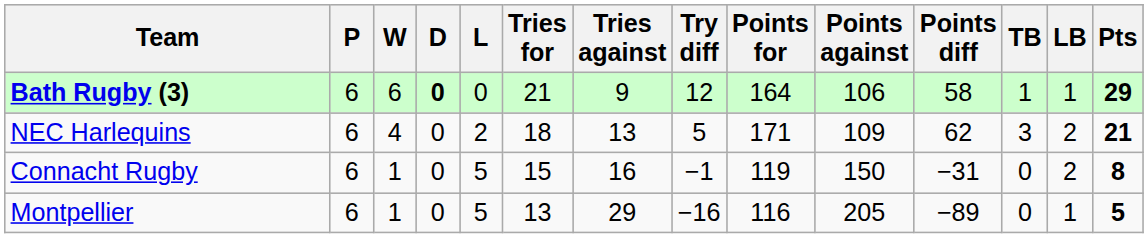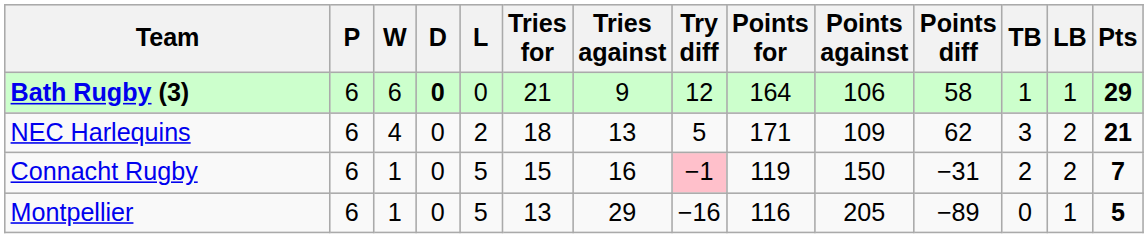(699, 172) no background -> (699, 172) pink background
(1025, 172) 0 -> (1025, 172) 2
(1118, 172) 8 -> (1118, 172) 7
